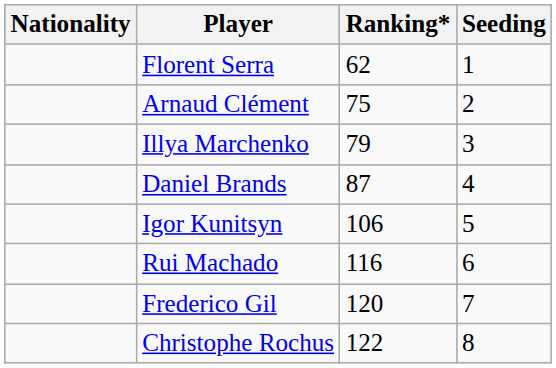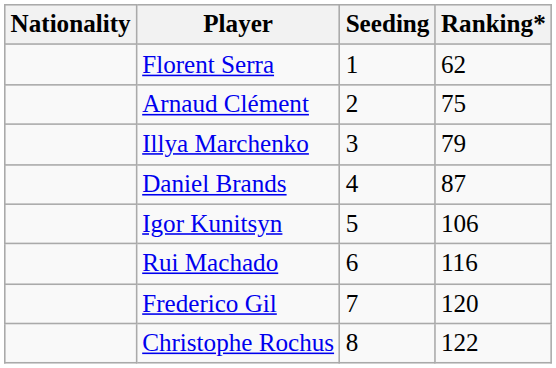columns swapped: (398, 24) <-> (504, 24)
